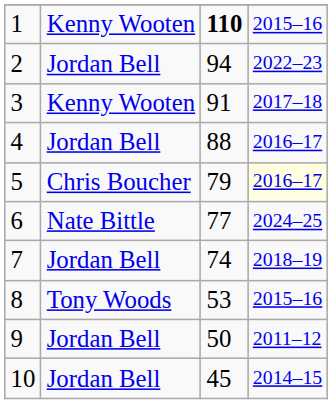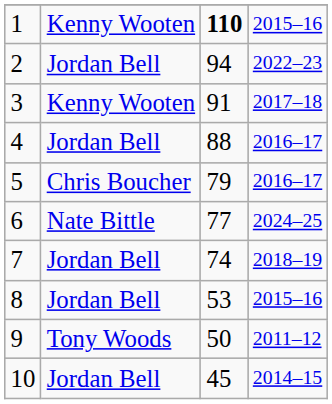(288, 181) lightyellow background -> (288, 181) no background
(109, 299) Tony Woods -> (104, 299) Jordan Bell
(104, 338) Jordan Bell -> (109, 338) Tony Woods
